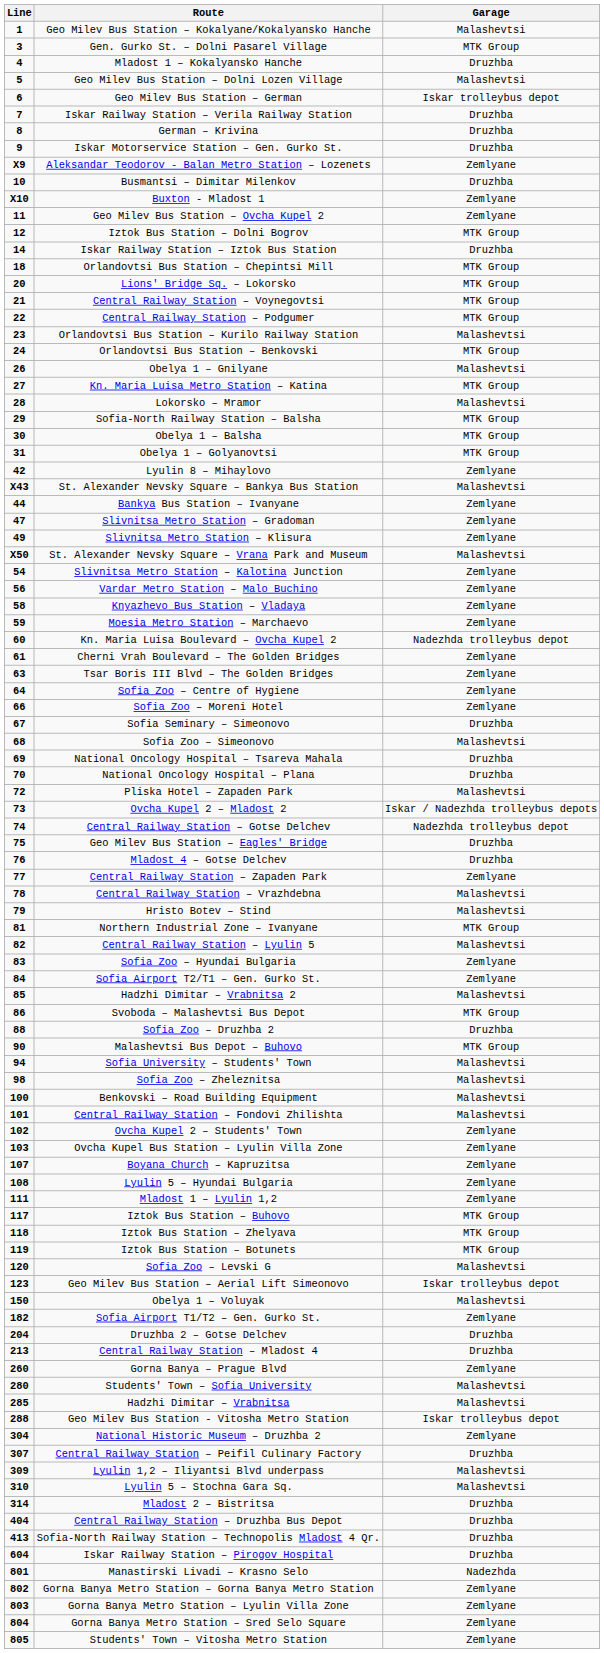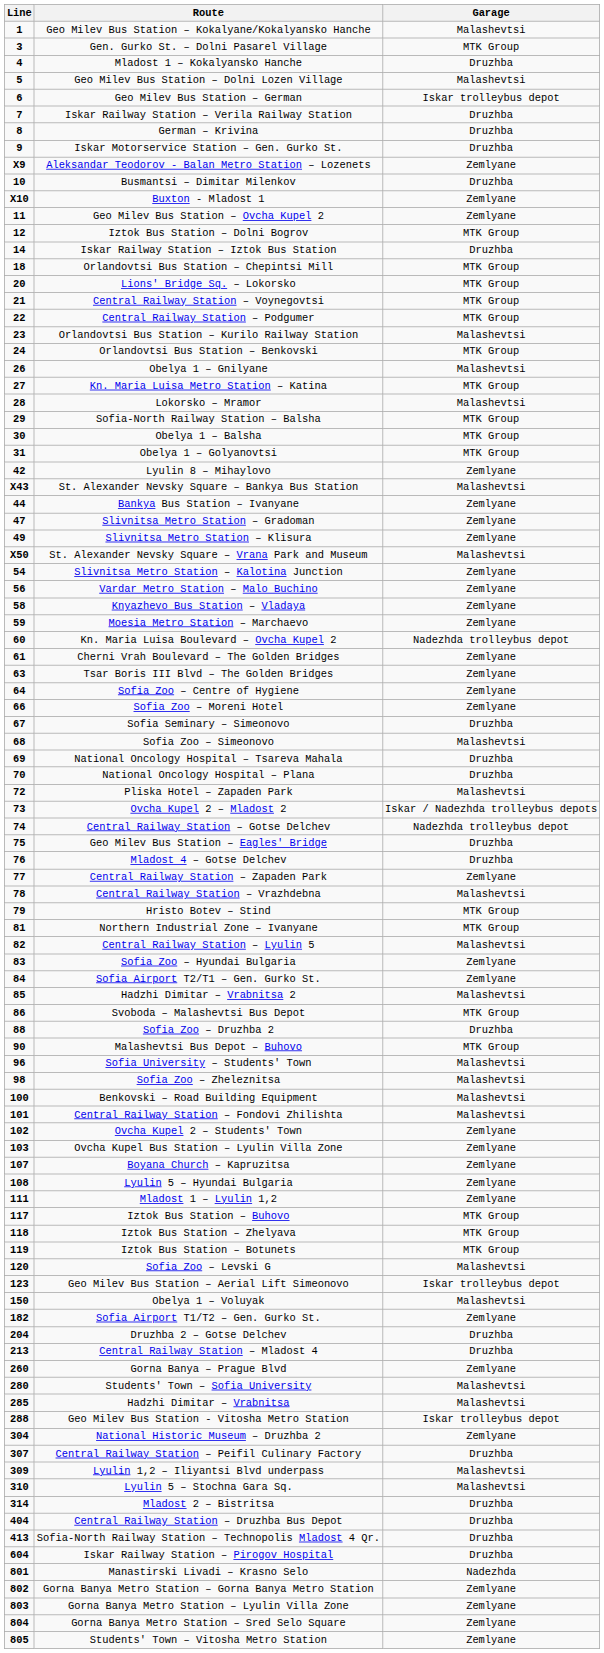(491, 911) Malashevtsi -> (491, 911) MTK Group
(19, 1064) 94 -> (19, 1064) 96
